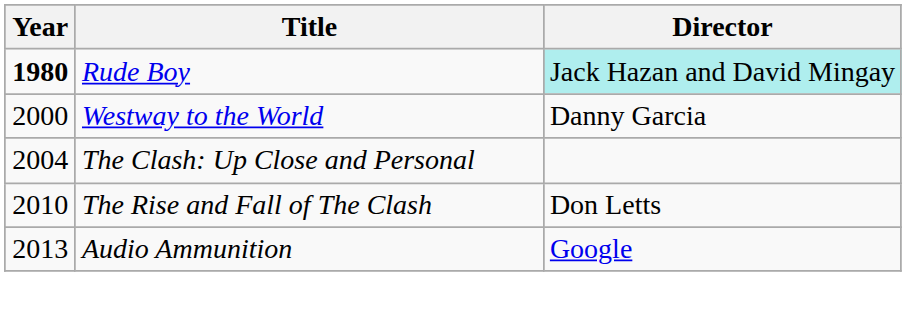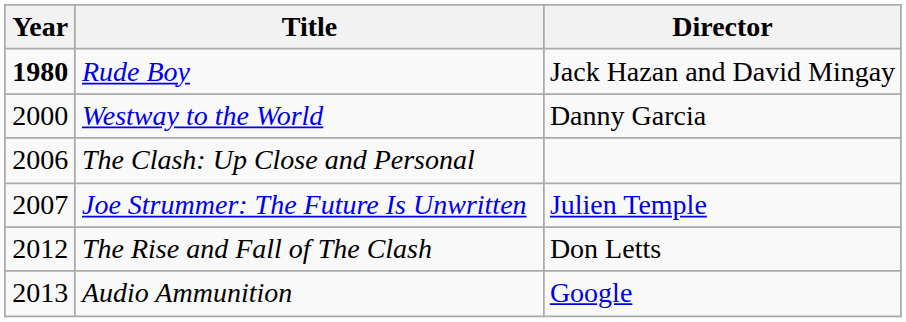(722, 71) paleturquoise background -> (722, 71) no background
(40, 159) 2004 -> (40, 159) 2006
+ row: (304, 204)
(40, 204) 2010 -> (40, 248) 2012
